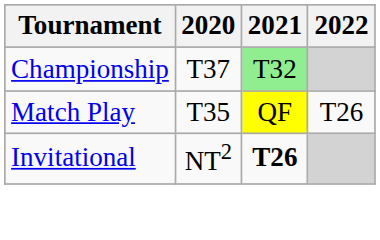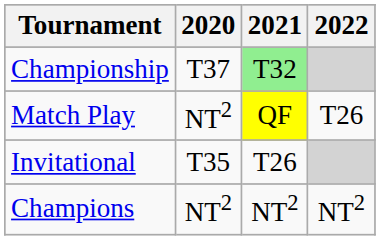(208, 111) T35 -> (208, 115) NT2
(208, 158) NT2 -> (208, 161) T35
(275, 158) bold -> (275, 161) normal
+ row: (73, 208)
